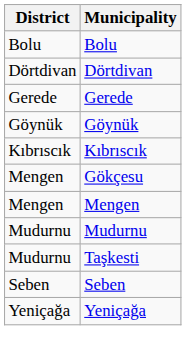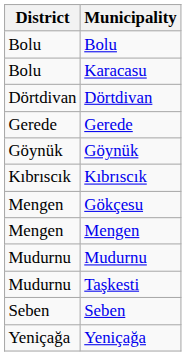+ row: (116, 71)
